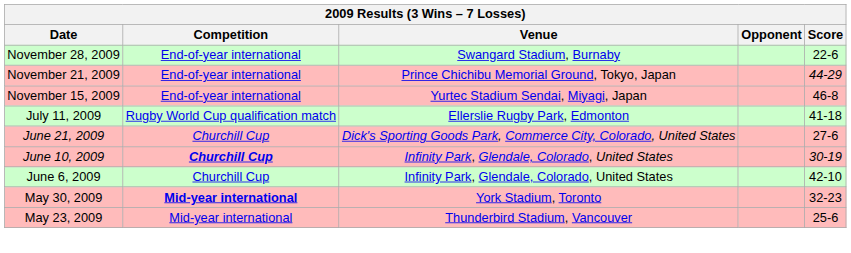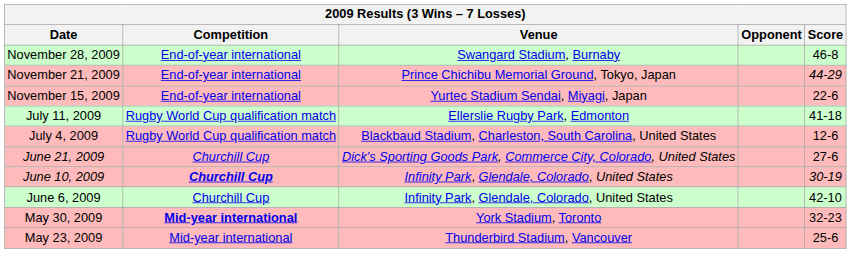(825, 55) 22-6 -> (825, 55) 46-8
(825, 95) 46-8 -> (825, 95) 22-6
+ row: (64, 136)
